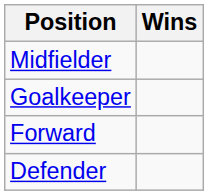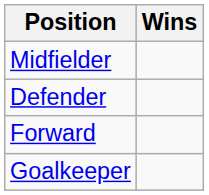rows swapped: (58, 171) <-> (70, 97)
